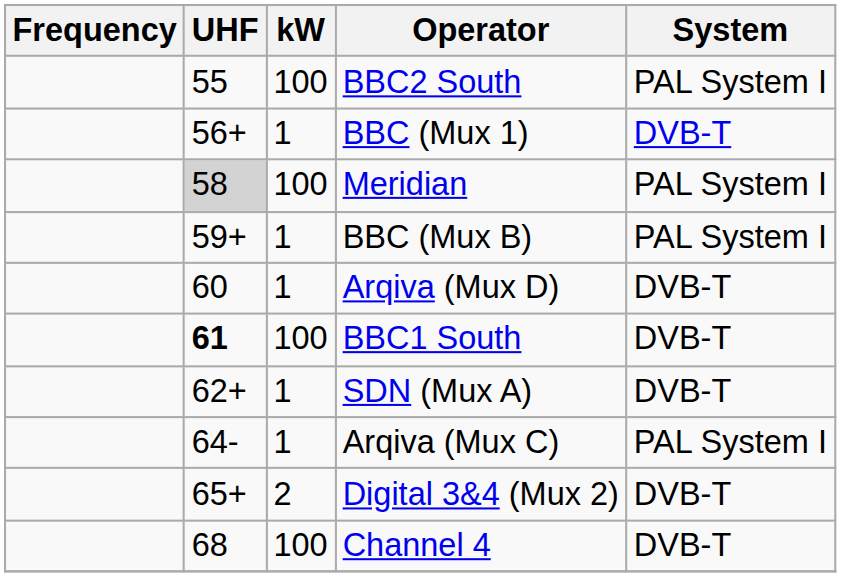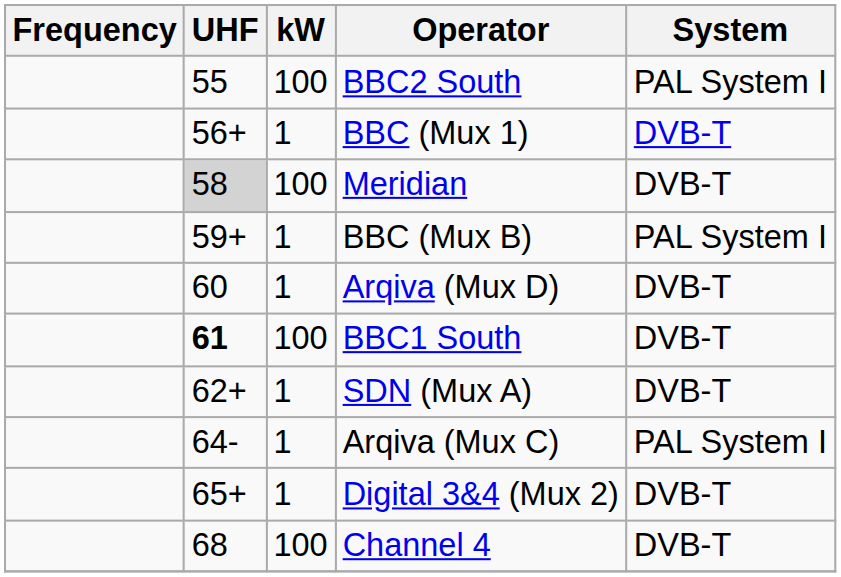(730, 184) PAL System I -> (683, 184) DVB-T
(283, 493) 2 -> (283, 493) 1
